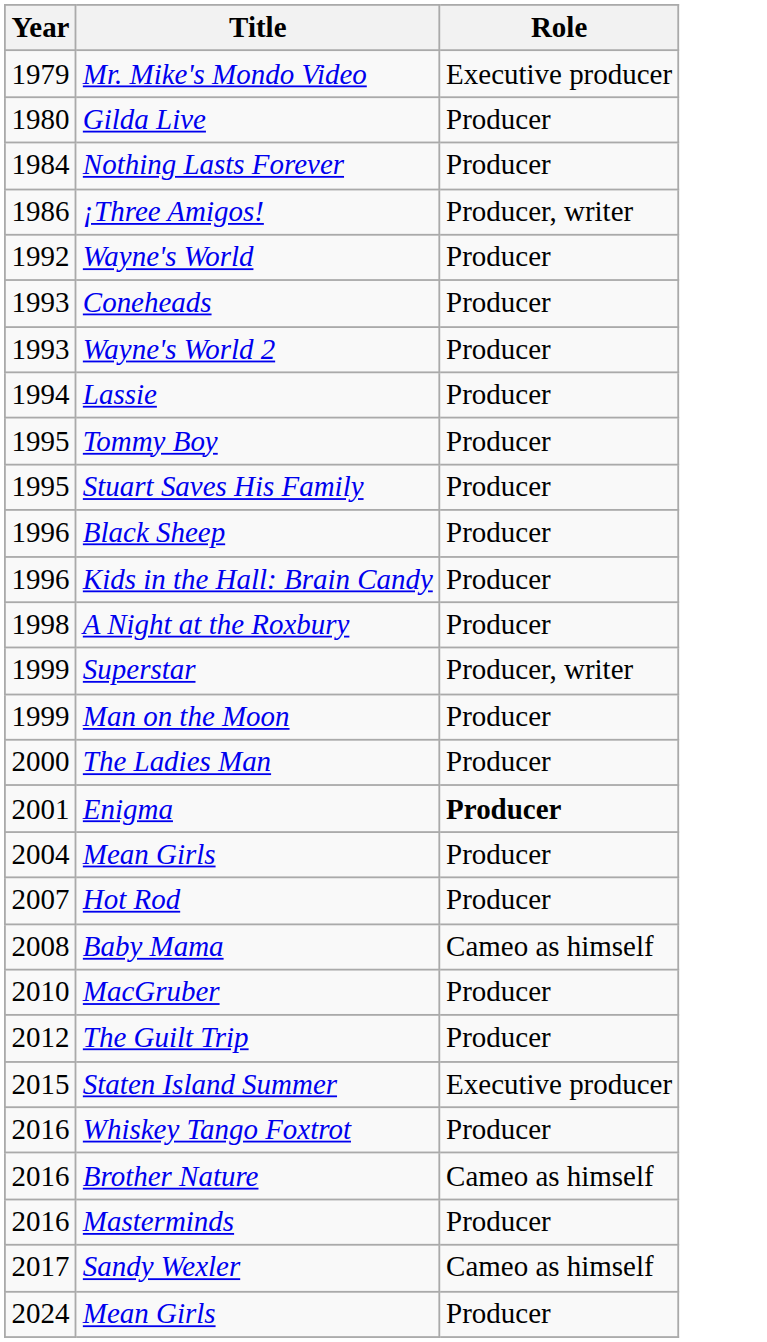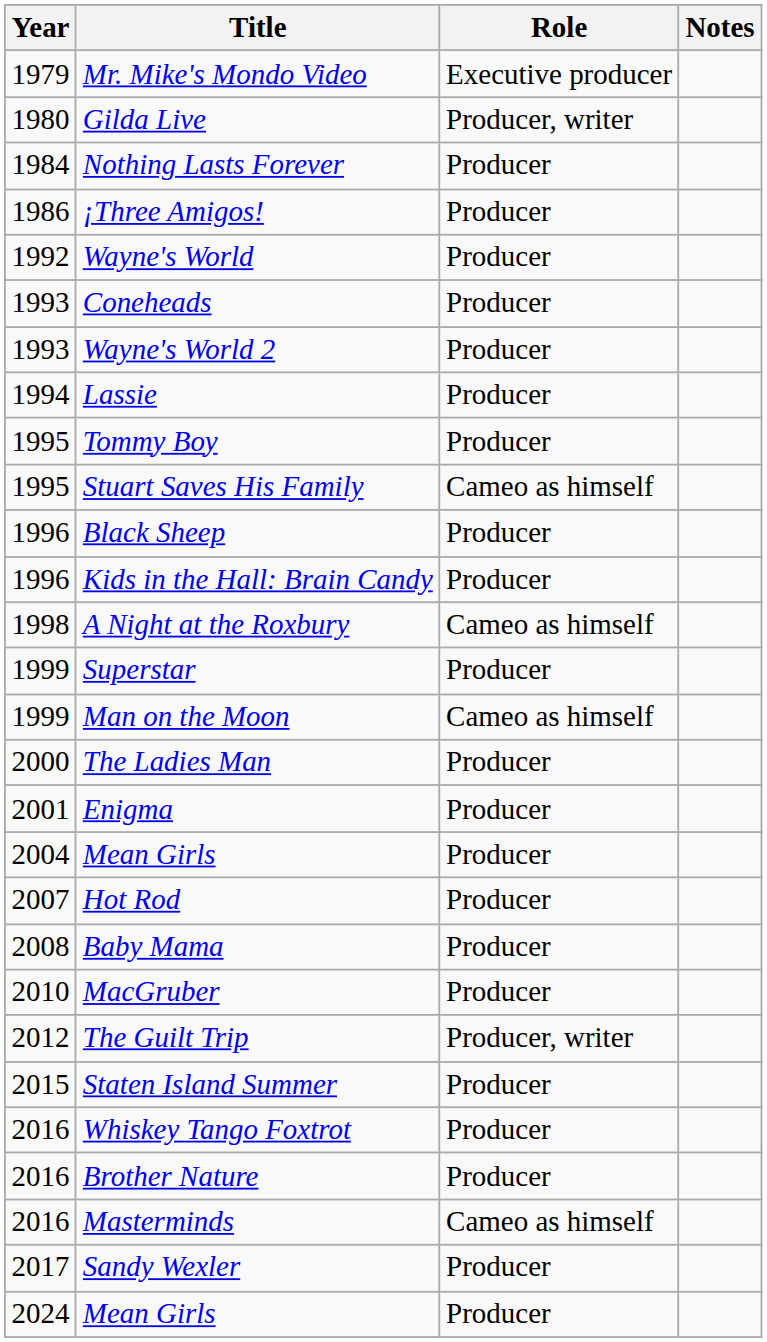+ column: (720, 27)
(498, 119) Producer -> (540, 119) Producer, writer
(540, 211) Producer, writer -> (498, 211) Producer
(498, 486) Producer -> (550, 486) Cameo as himself
(498, 624) Producer -> (550, 624) Cameo as himself
(540, 670) Producer, writer -> (498, 670) Producer
(498, 716) Producer -> (550, 716) Cameo as himself
(504, 808) bold -> (498, 808) normal
(550, 946) Cameo as himself -> (498, 946) Producer
(498, 1037) Producer -> (540, 1037) Producer, writer
(559, 1083) Executive producer -> (498, 1083) Producer
(550, 1175) Cameo as himself -> (498, 1175) Producer
(498, 1221) Producer -> (550, 1221) Cameo as himself
(550, 1267) Cameo as himself -> (498, 1267) Producer
